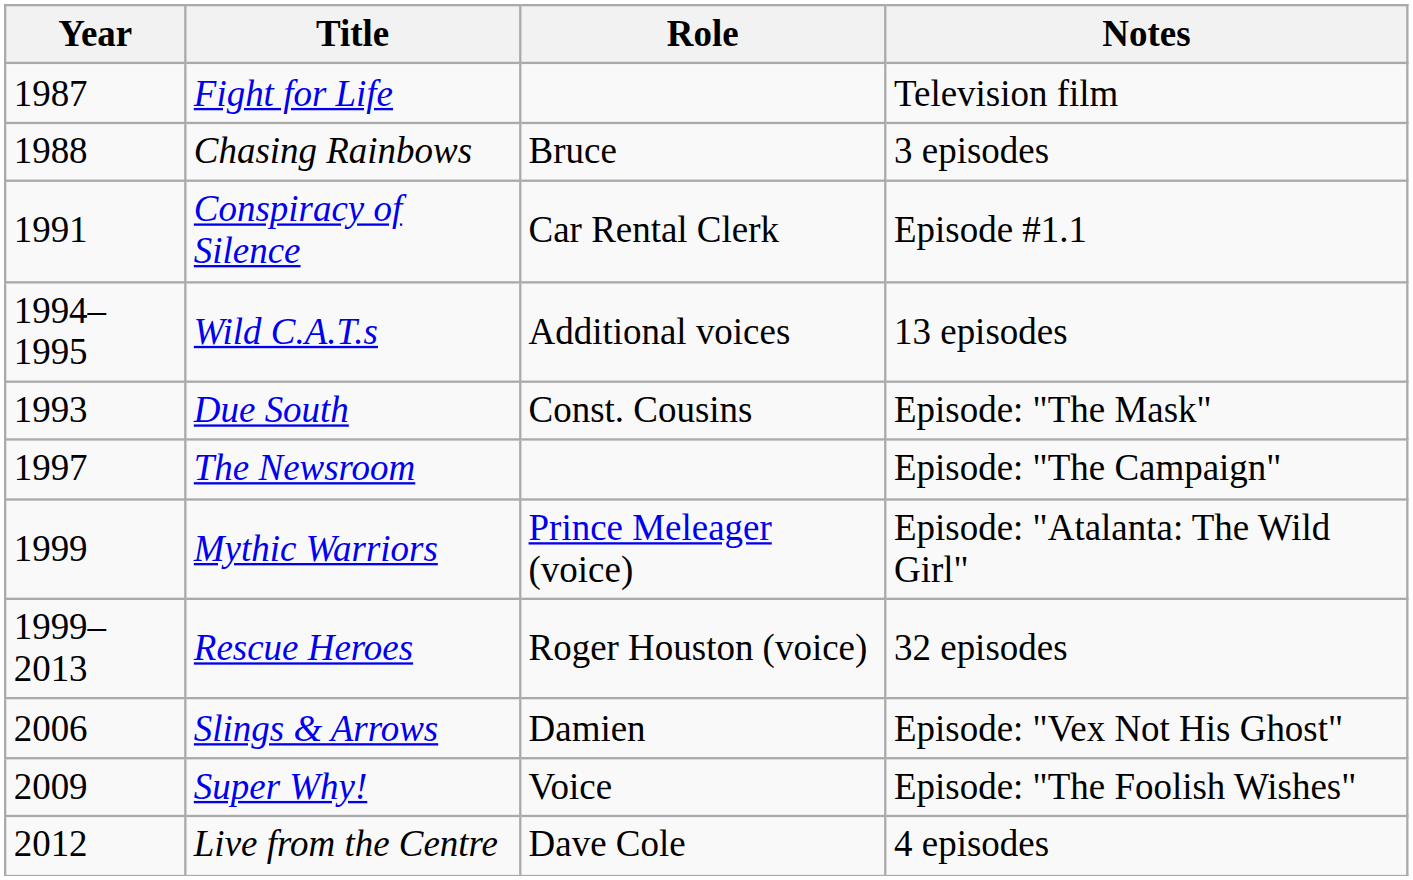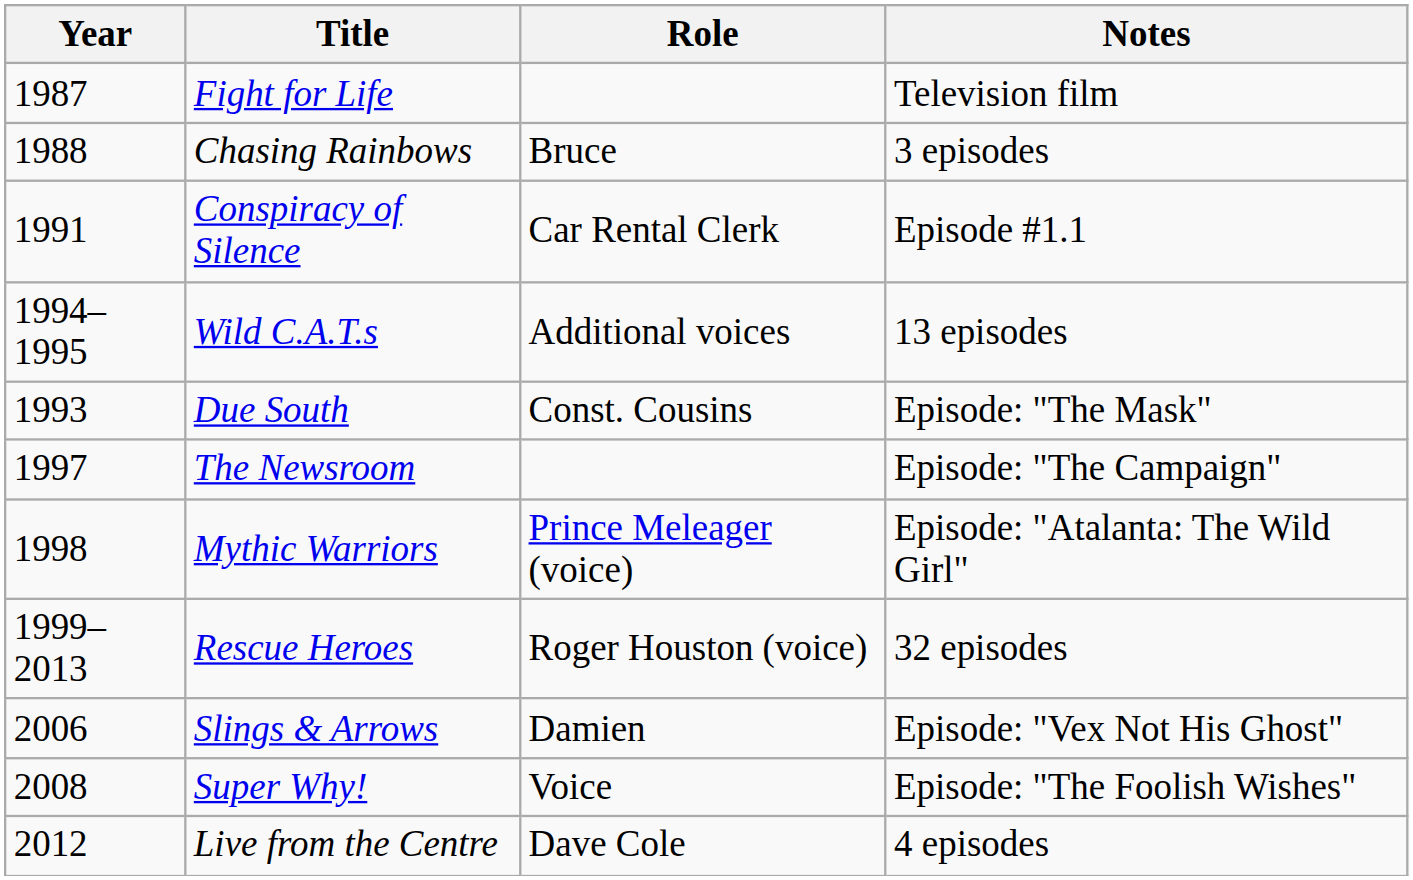(51, 548) 1999 -> (51, 548) 1998
(51, 786) 2009 -> (51, 786) 2008
